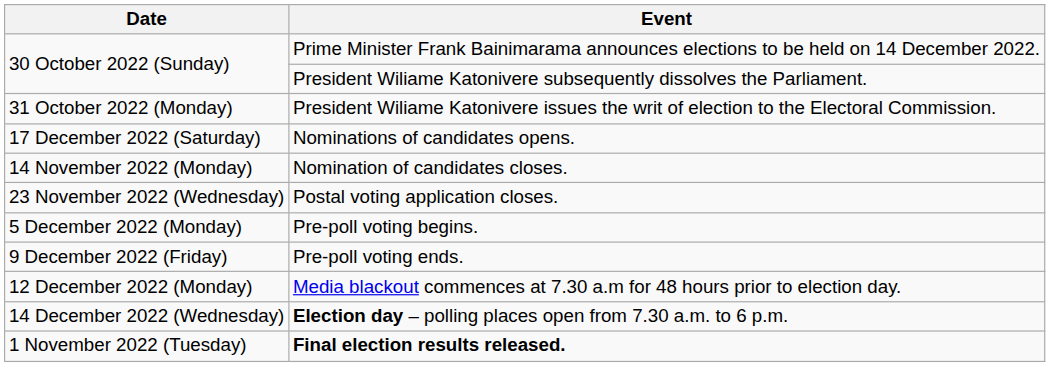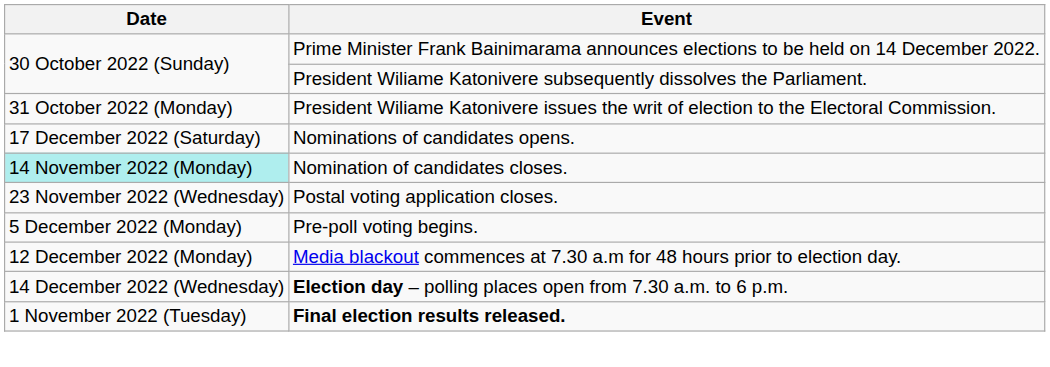(131, 167) no background -> (131, 167) paleturquoise background
- row: (378, 256)
